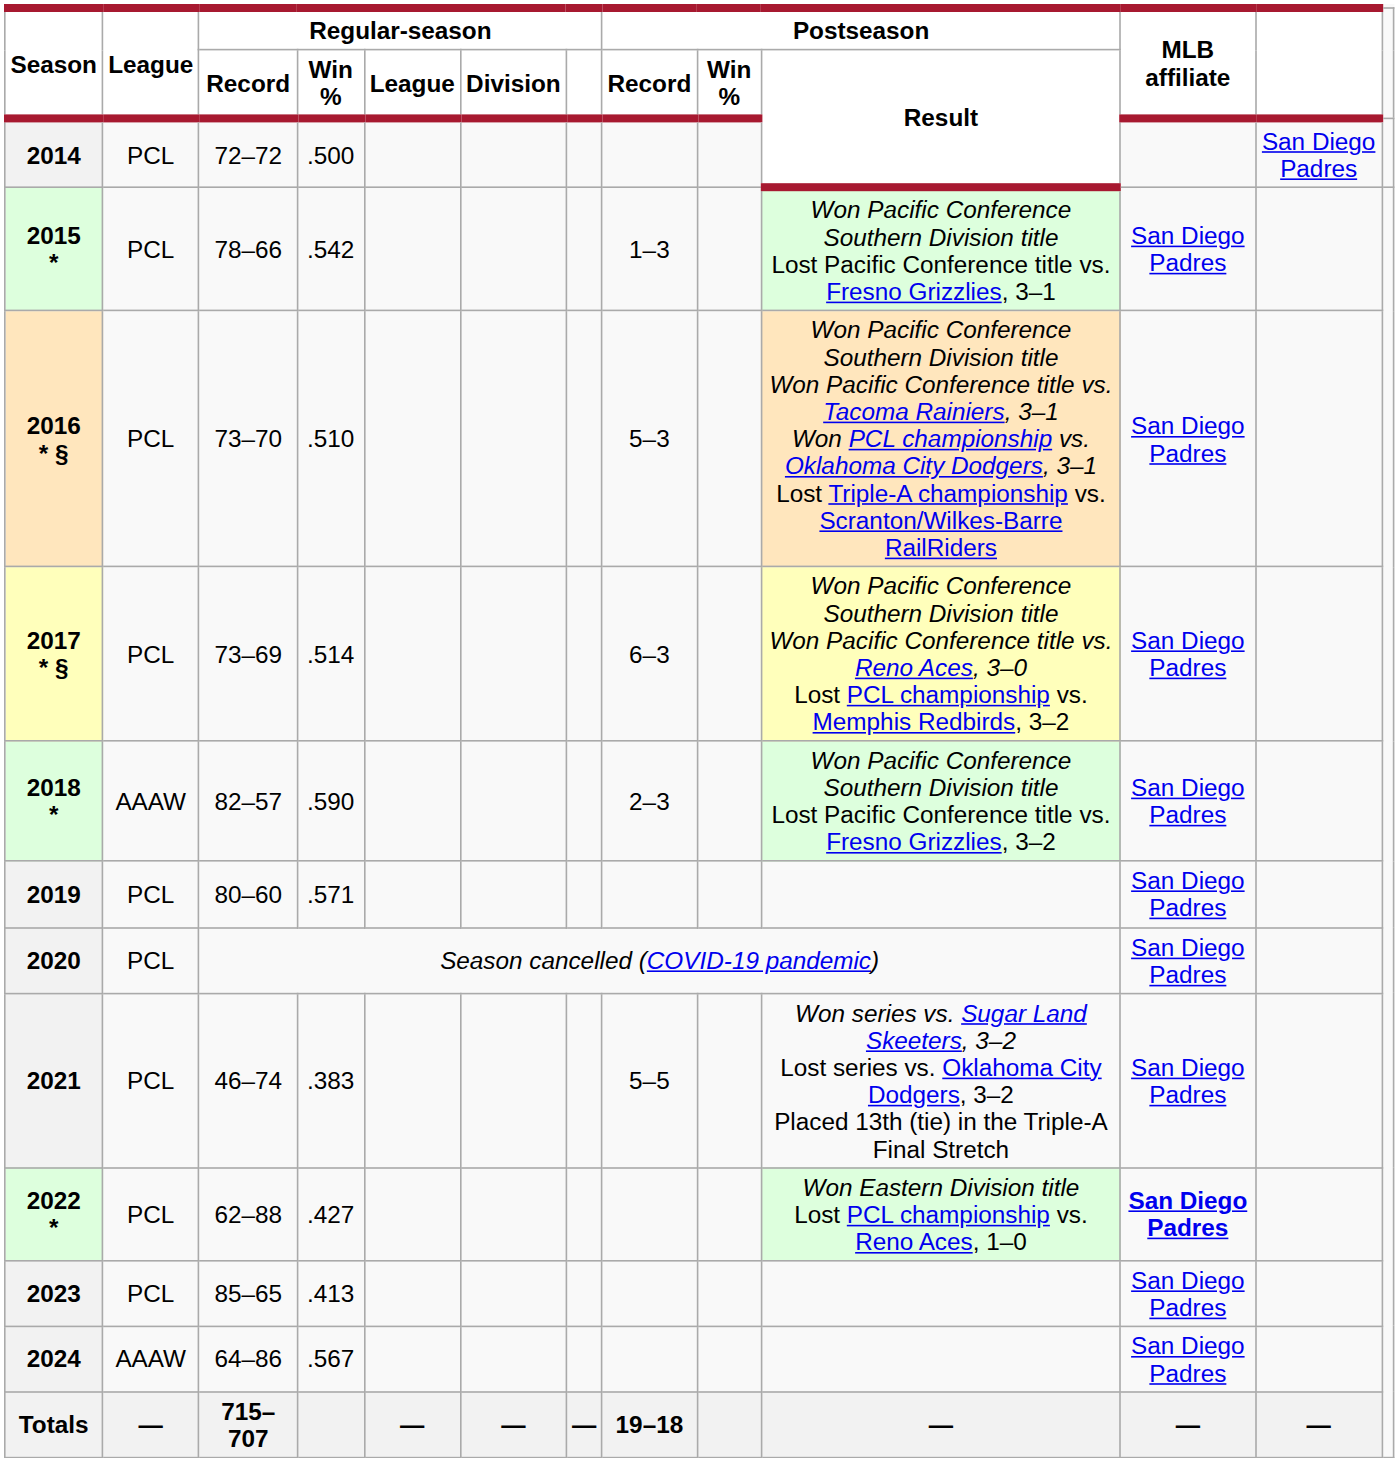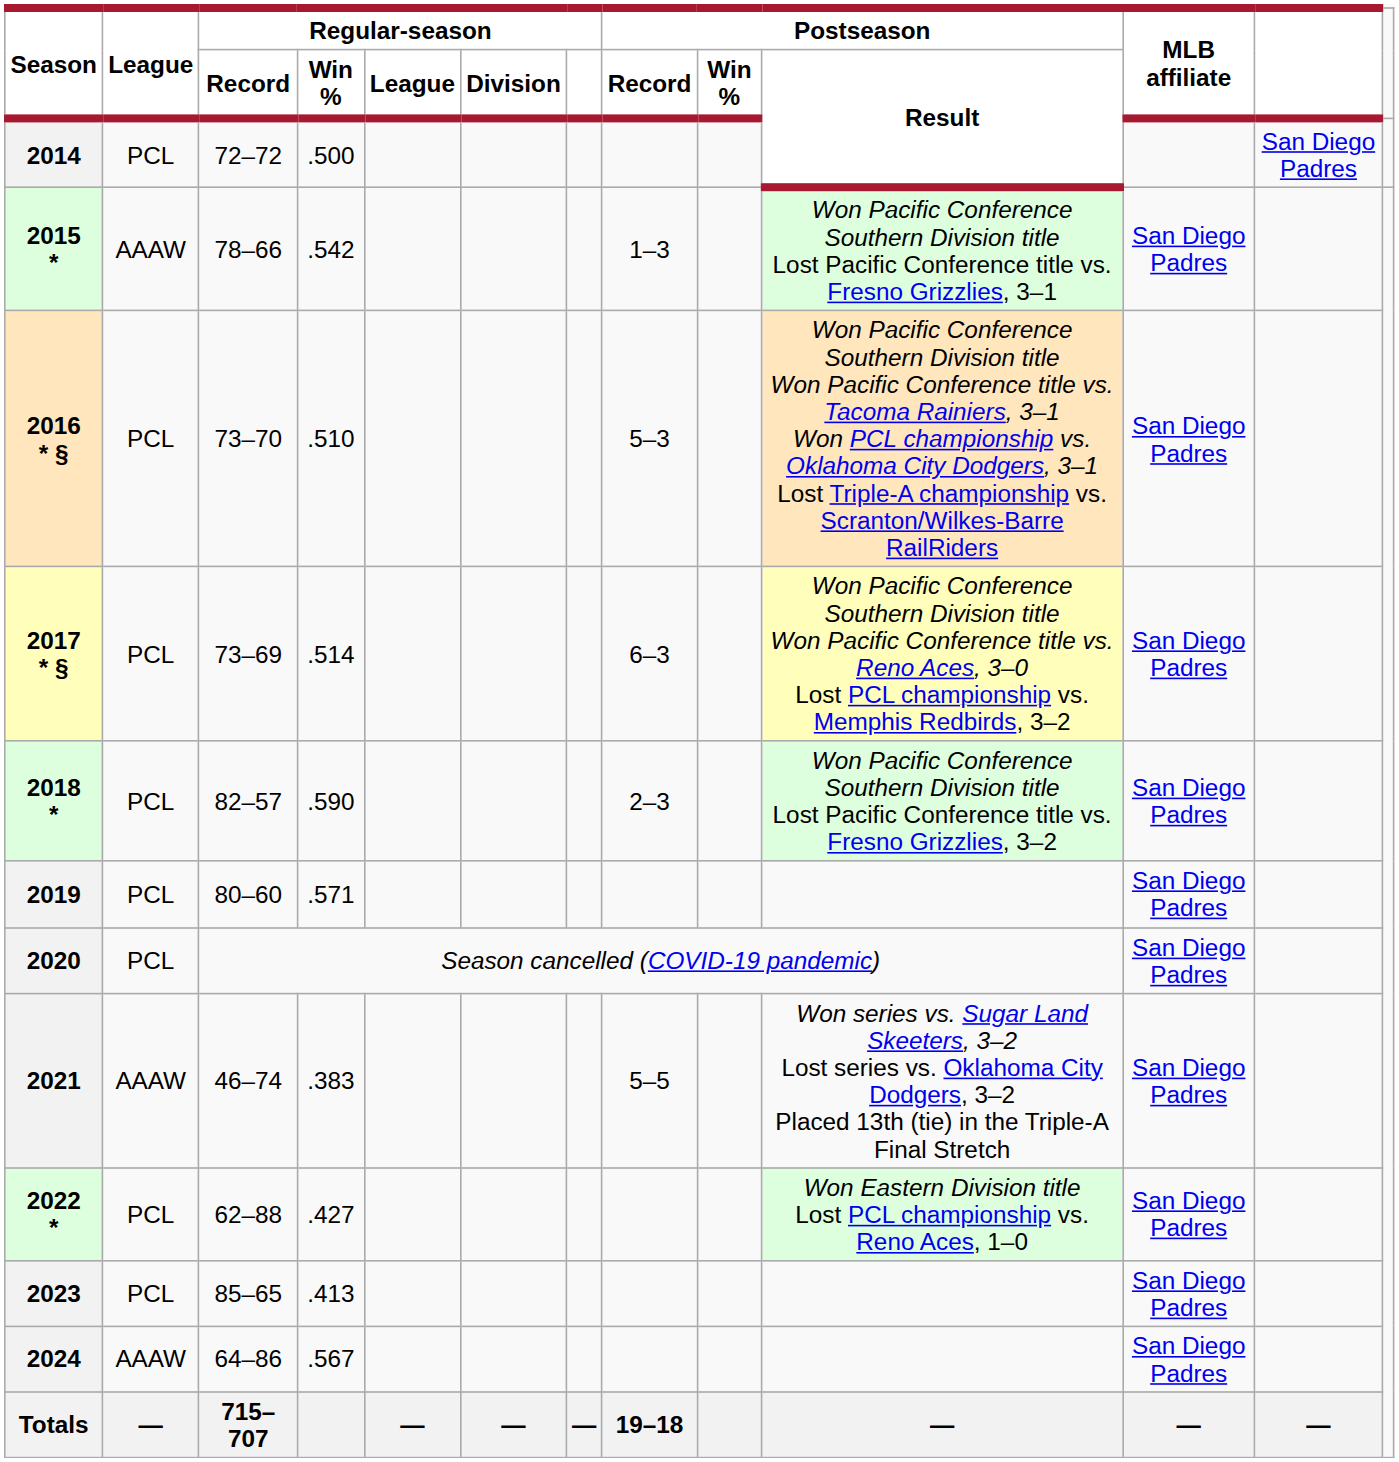(151, 249) PCL -> (151, 249) AAAW
(151, 802) AAAW -> (151, 802) PCL
(151, 1080) PCL -> (151, 1080) AAAW
(1188, 1214) bold -> (1189, 1214) normal
